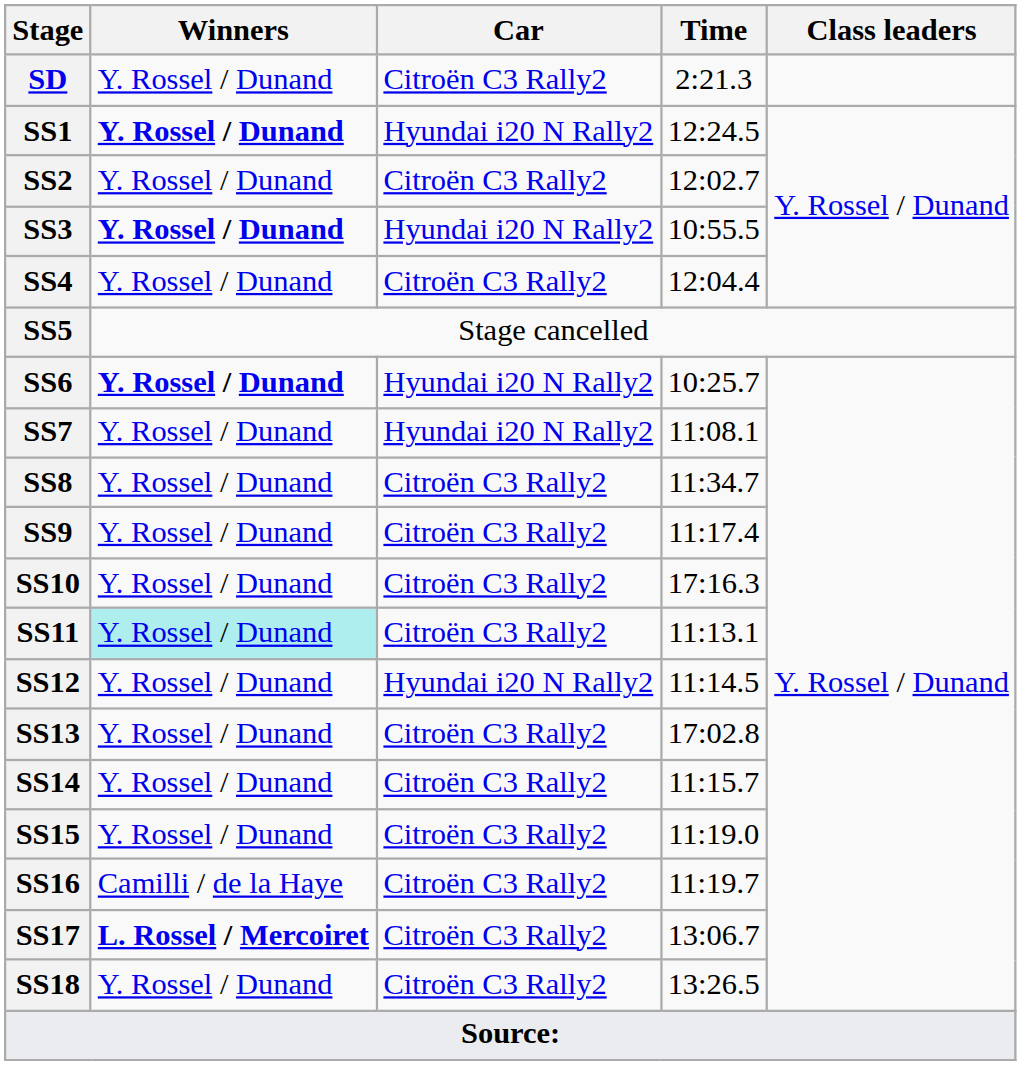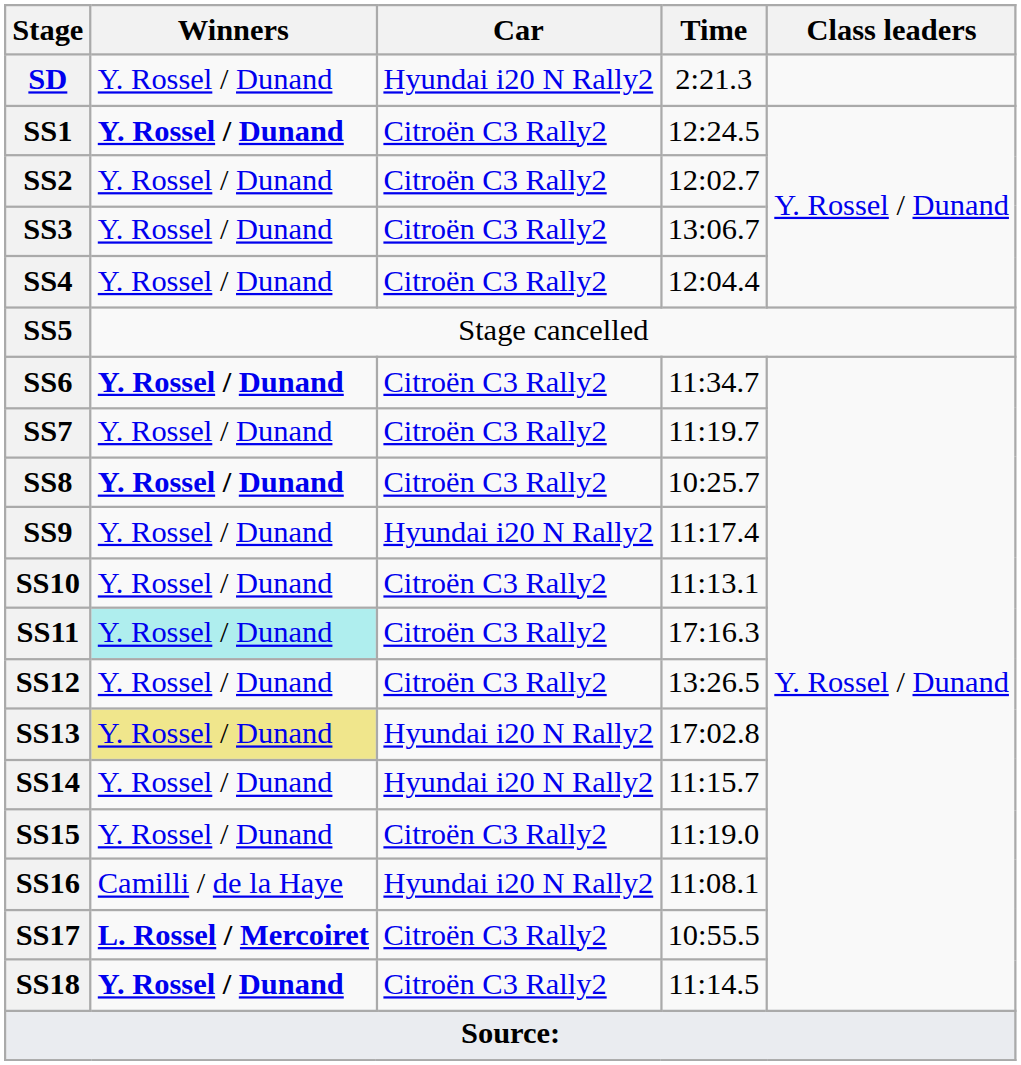(495, 79) Citroën C3 Rally2 -> (518, 79) Hyundai i20 N Rally2
(518, 129) Hyundai i20 N Rally2 -> (495, 129) Citroën C3 Rally2
(221, 230) bold -> (215, 230) normal
(518, 230) Hyundai i20 N Rally2 -> (495, 230) Citroën C3 Rally2
(714, 230) 10:55.5 -> (714, 230) 13:06.7
(518, 381) Hyundai i20 N Rally2 -> (495, 381) Citroën C3 Rally2
(714, 381) 10:25.7 -> (714, 381) 11:34.7
(518, 431) Hyundai i20 N Rally2 -> (495, 431) Citroën C3 Rally2
(714, 431) 11:08.1 -> (714, 431) 11:19.7
(215, 481) normal -> (221, 481) bold
(714, 481) 11:34.7 -> (714, 481) 10:25.7
(495, 531) Citroën C3 Rally2 -> (518, 531) Hyundai i20 N Rally2
(714, 582) 17:16.3 -> (714, 582) 11:13.1
(714, 632) 11:13.1 -> (714, 632) 17:16.3
(518, 682) Hyundai i20 N Rally2 -> (495, 682) Citroën C3 Rally2
(714, 682) 11:14.5 -> (714, 682) 13:26.5
(215, 732) no background -> (215, 732) khaki background
(495, 732) Citroën C3 Rally2 -> (518, 732) Hyundai i20 N Rally2
(495, 783) Citroën C3 Rally2 -> (518, 783) Hyundai i20 N Rally2
(495, 883) Citroën C3 Rally2 -> (518, 883) Hyundai i20 N Rally2
(714, 883) 11:19.7 -> (714, 883) 11:08.1
(714, 933) 13:06.7 -> (714, 933) 10:55.5
(215, 984) normal -> (221, 984) bold
(714, 984) 13:26.5 -> (714, 984) 11:14.5
